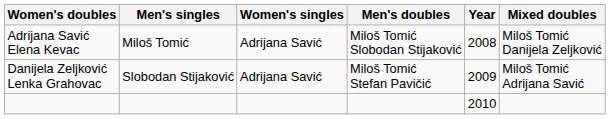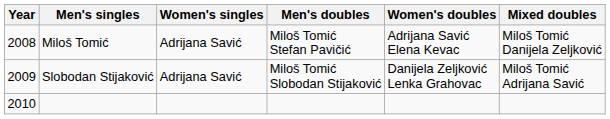columns swapped: (482, 15) <-> (62, 15)
(406, 42) Miloš Tomić Slobodan Stijaković -> (310, 42) Miloš Tomić Stefan Pavičić
(391, 77) Miloš Tomić Stefan Pavičić -> (326, 77) Miloš Tomić Slobodan Stijaković
